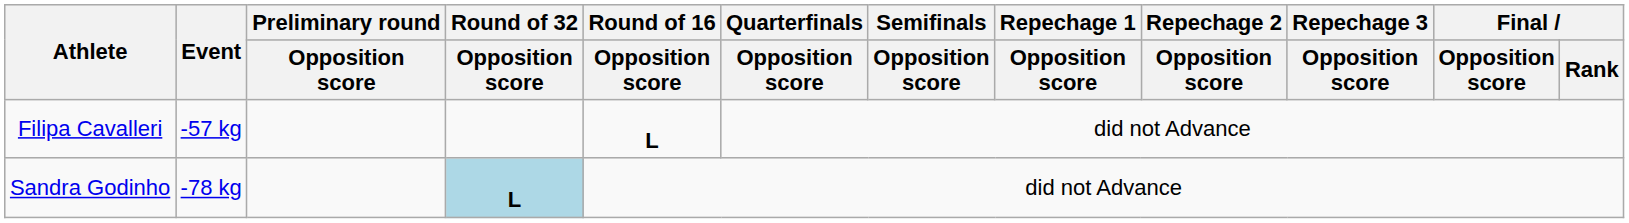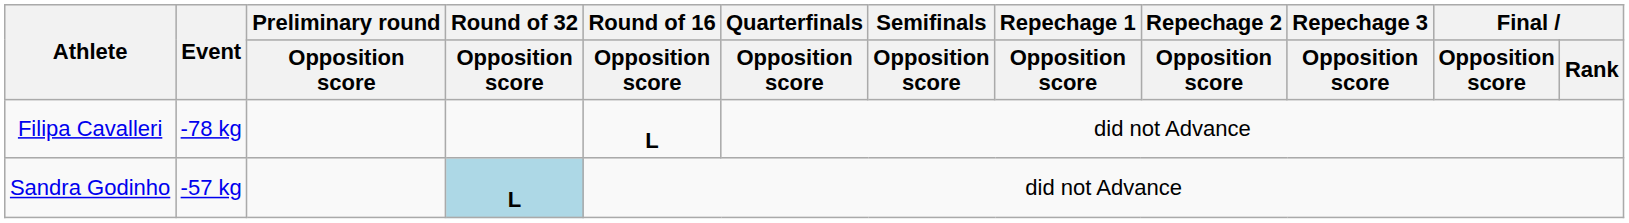(211, 129) -57 kg -> (211, 129) -78 kg
(211, 188) -78 kg -> (211, 188) -57 kg
